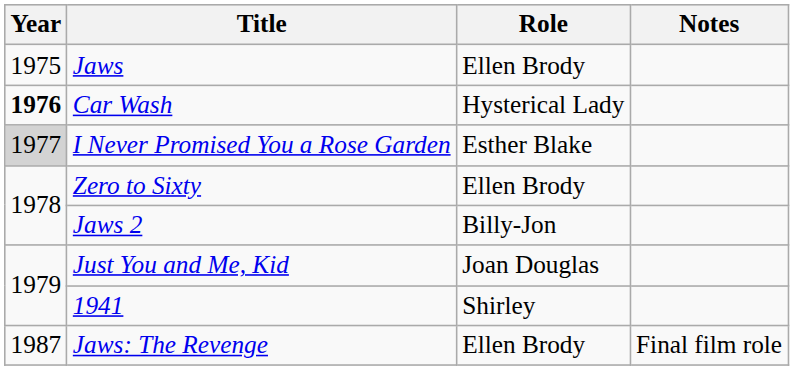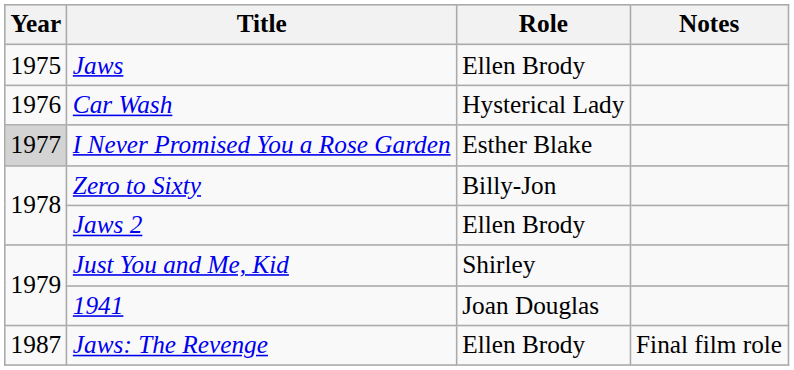(36, 104) bold -> (36, 104) normal
(524, 184) Ellen Brody -> (509, 184) Billy-Jon
(509, 225) Billy-Jon -> (524, 225) Ellen Brody
(531, 265) Joan Douglas -> (499, 265) Shirley
(499, 305) Shirley -> (531, 305) Joan Douglas
